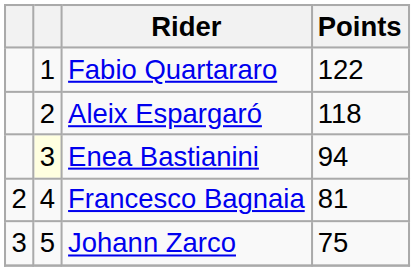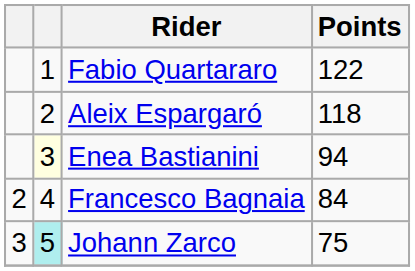(333, 199) 81 -> (333, 199) 84
(47, 243) no background -> (47, 243) paleturquoise background
